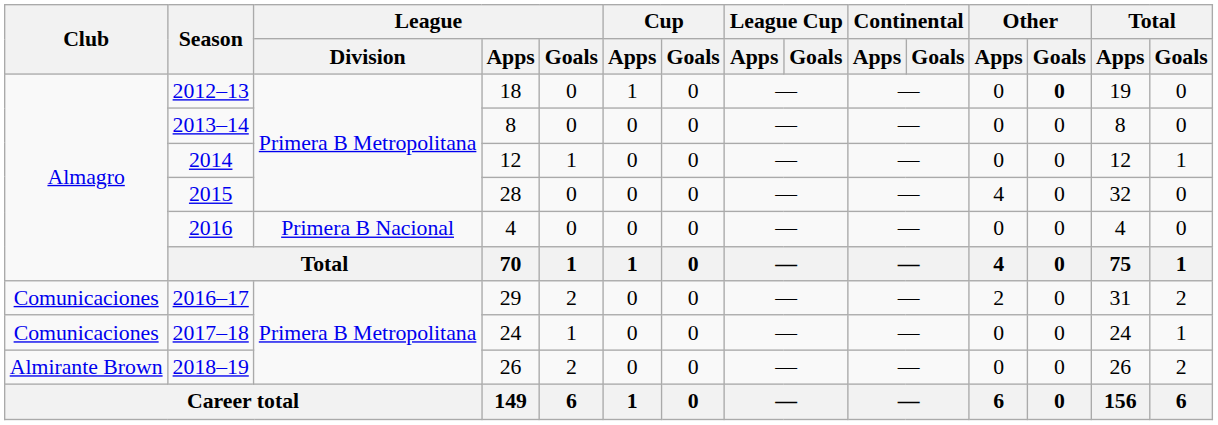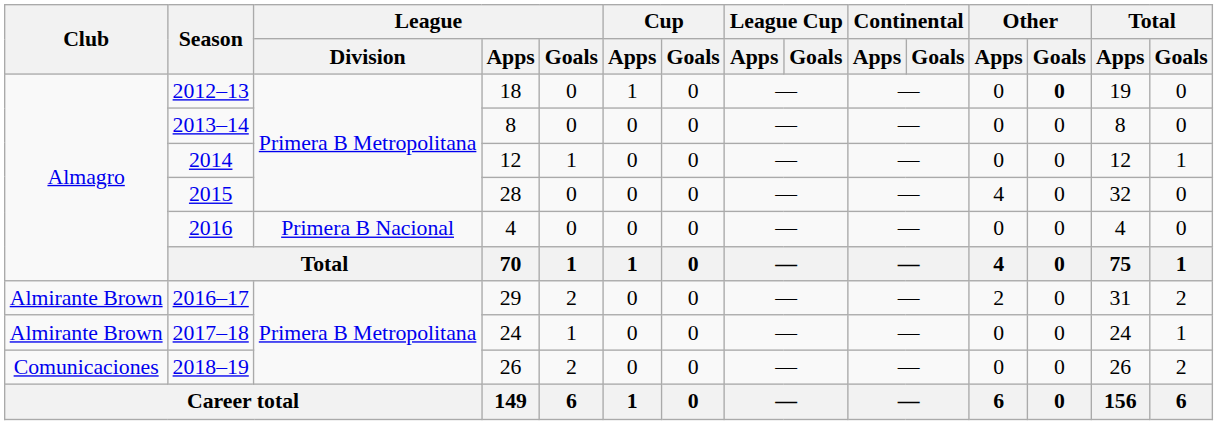(86, 297) Comunicaciones -> (86, 297) Almirante Brown
(86, 332) Comunicaciones -> (86, 332) Almirante Brown
(86, 366) Almirante Brown -> (86, 366) Comunicaciones
